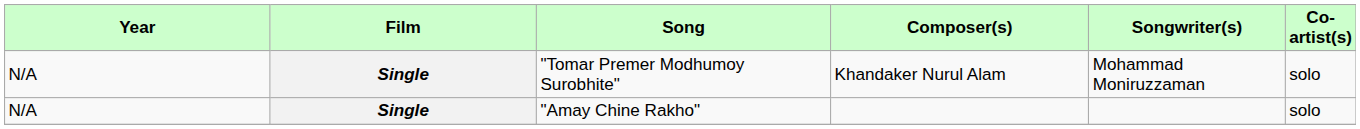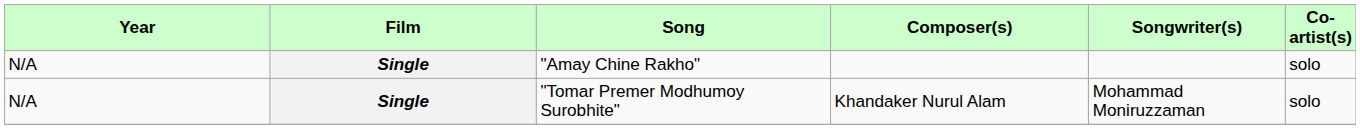rows swapped: (642, 74) <-> (620, 110)
